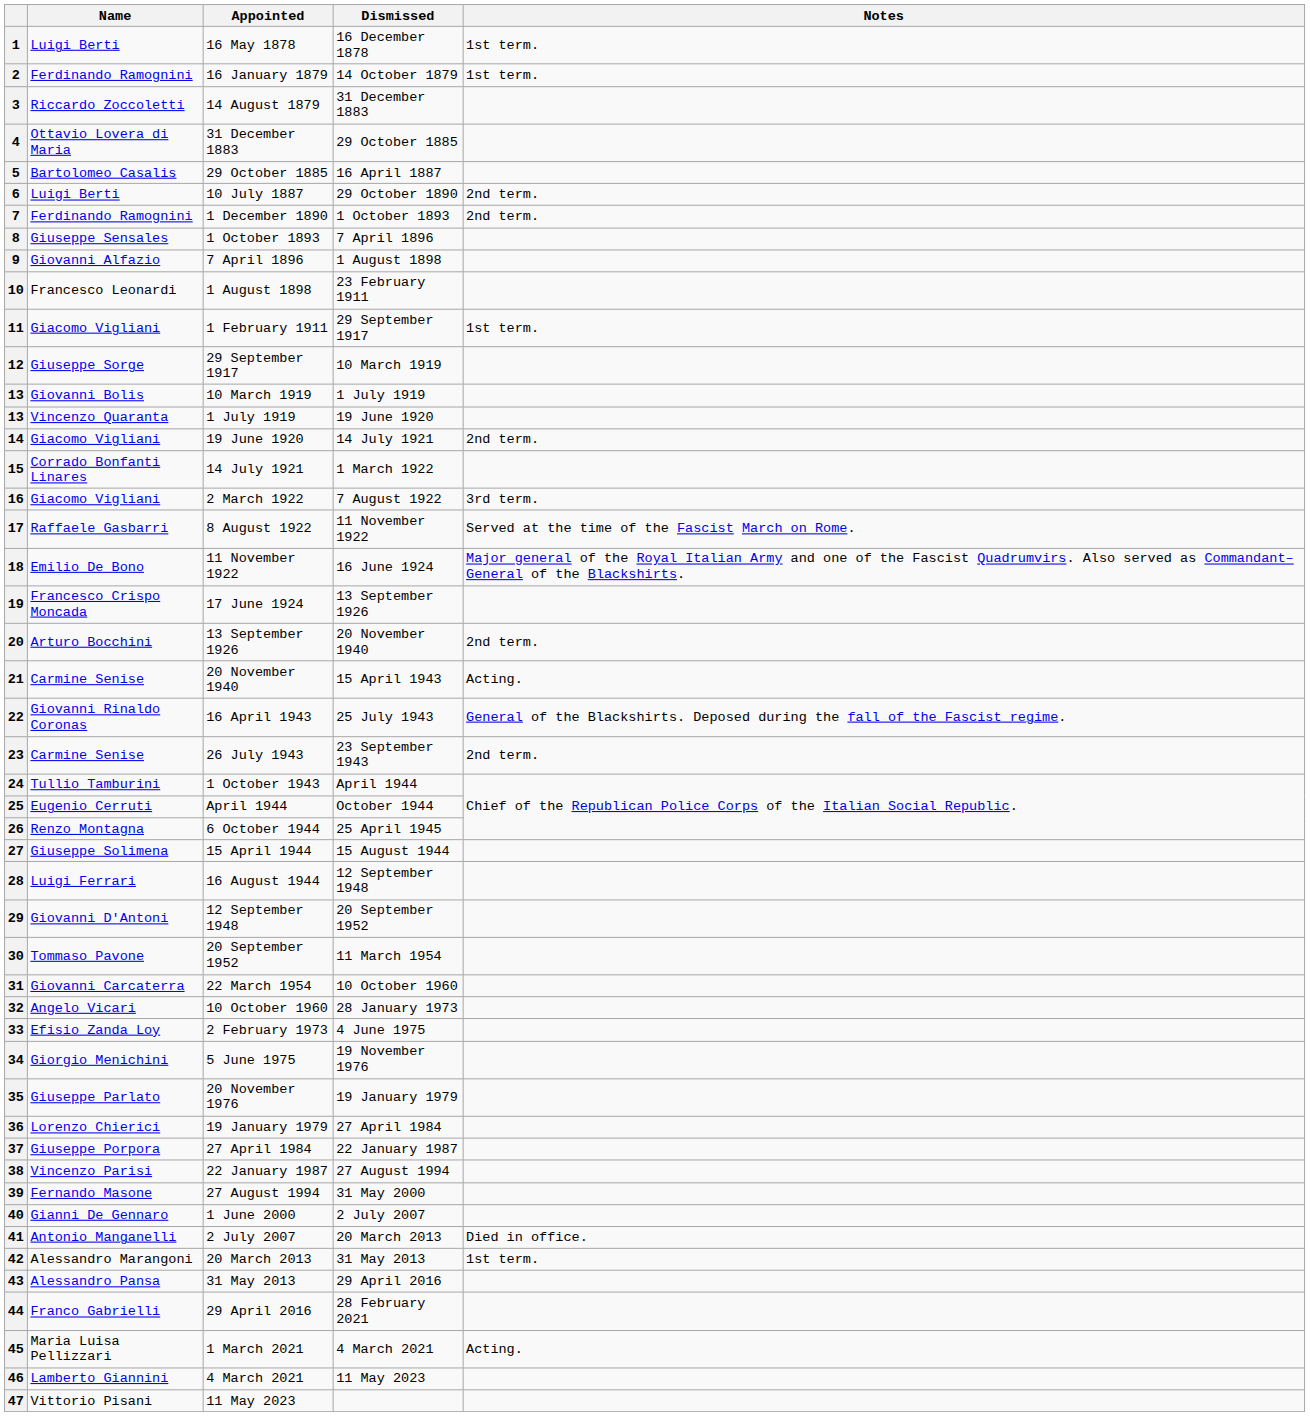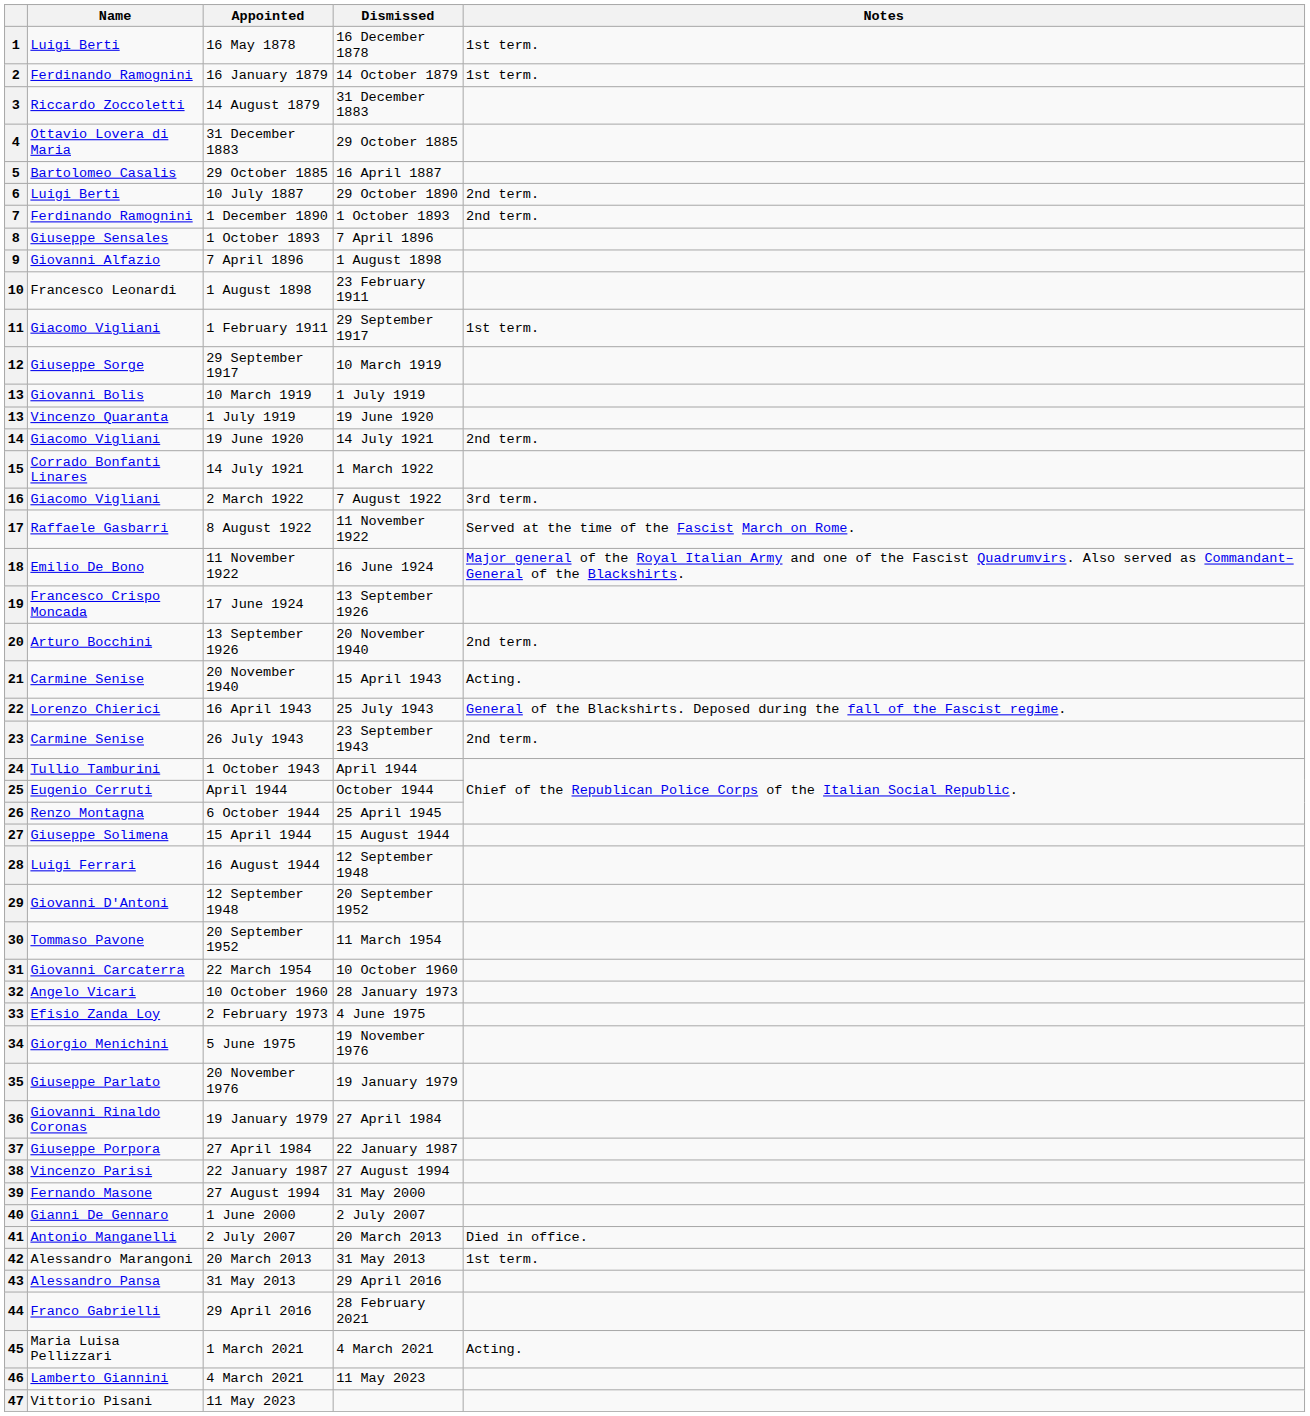(95, 717) Giovanni Rinaldo Coronas -> (95, 710) Lorenzo Chierici
(95, 1127) Lorenzo Chierici -> (95, 1119) Giovanni Rinaldo Coronas
